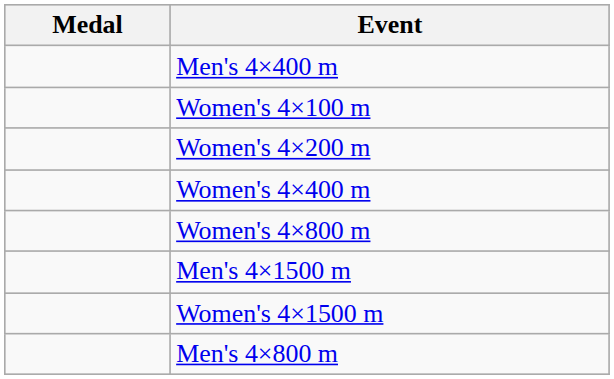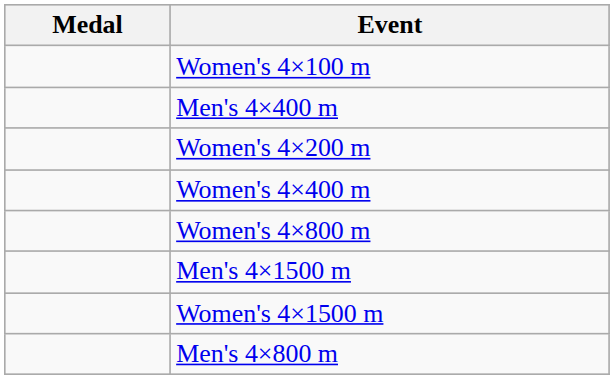rows swapped: (257, 66) <-> (273, 107)
